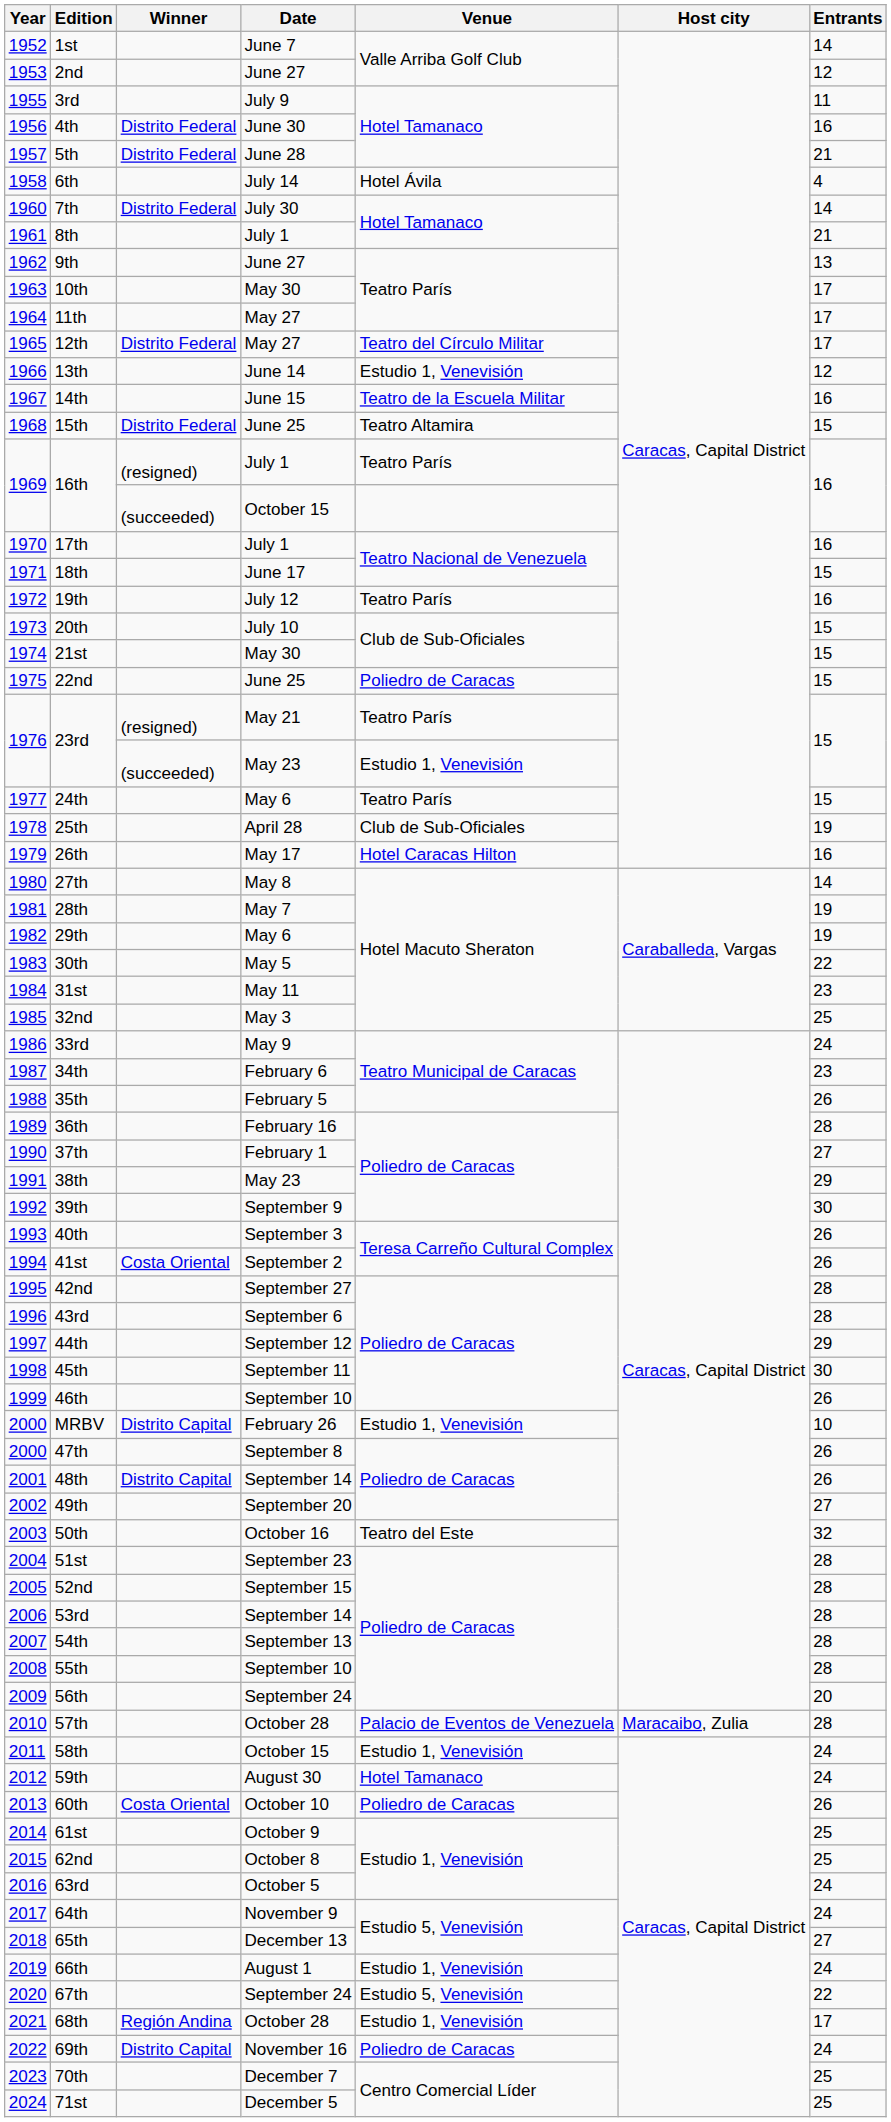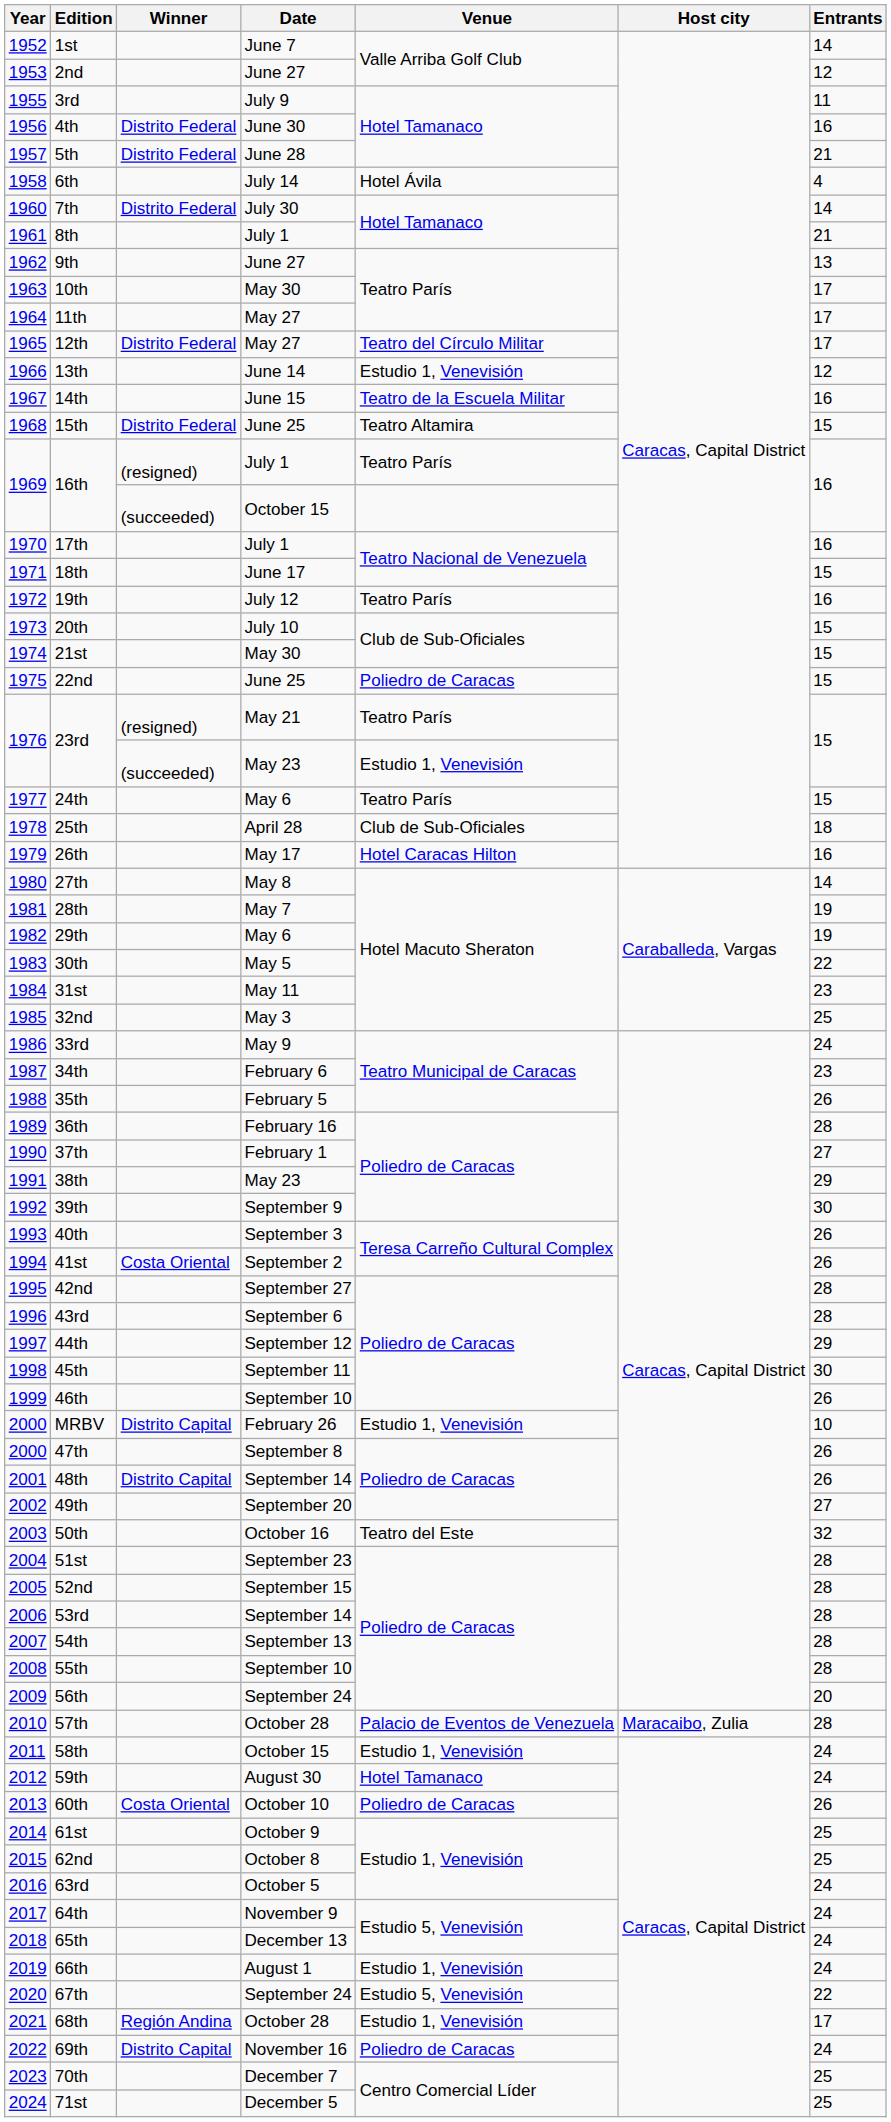(823, 828) 19 -> (823, 828) 18
(823, 1941) 27 -> (823, 1941) 24
